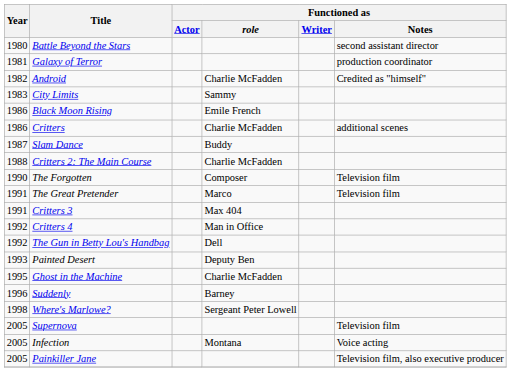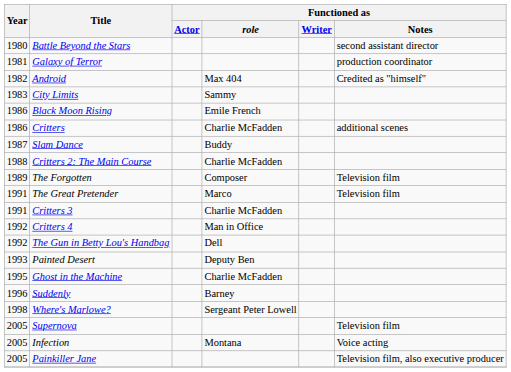(243, 78) Charlie McFadden -> (223, 78) Max 404
(17, 177) 1990 -> (17, 177) 1989
(223, 210) Max 404 -> (243, 210) Charlie McFadden
